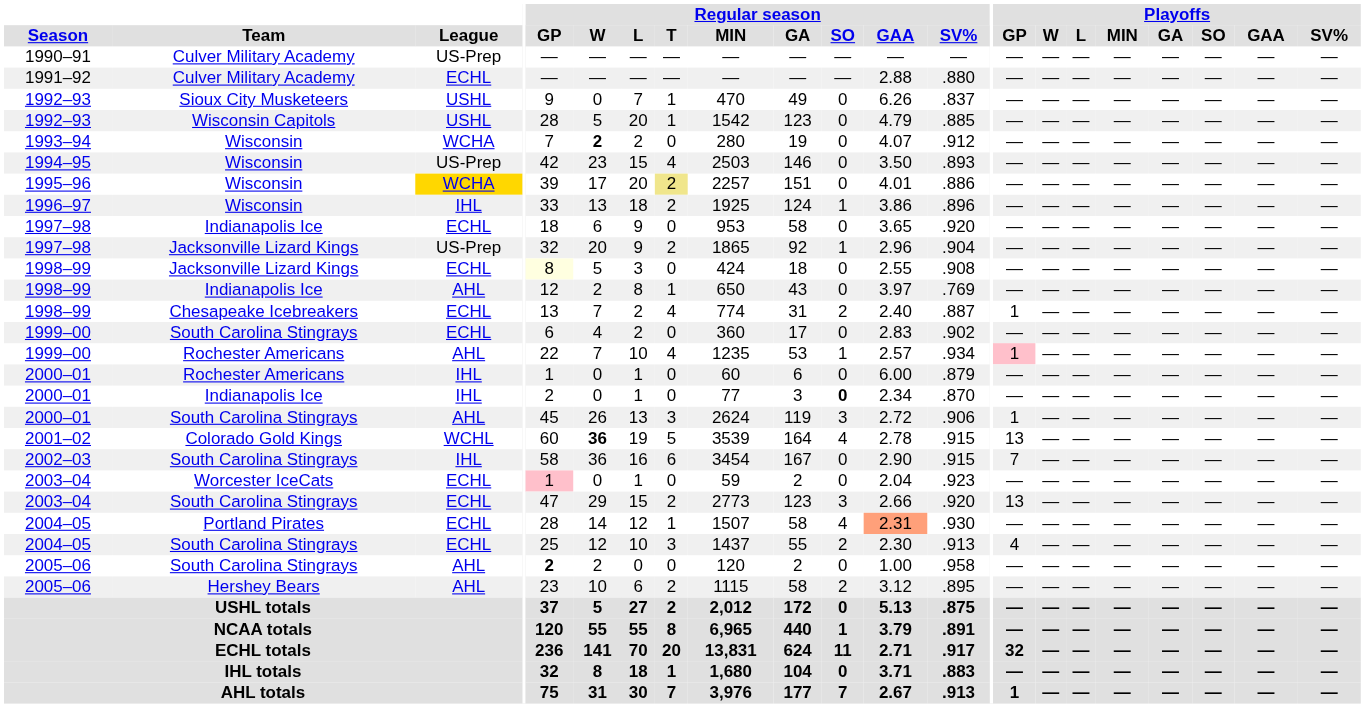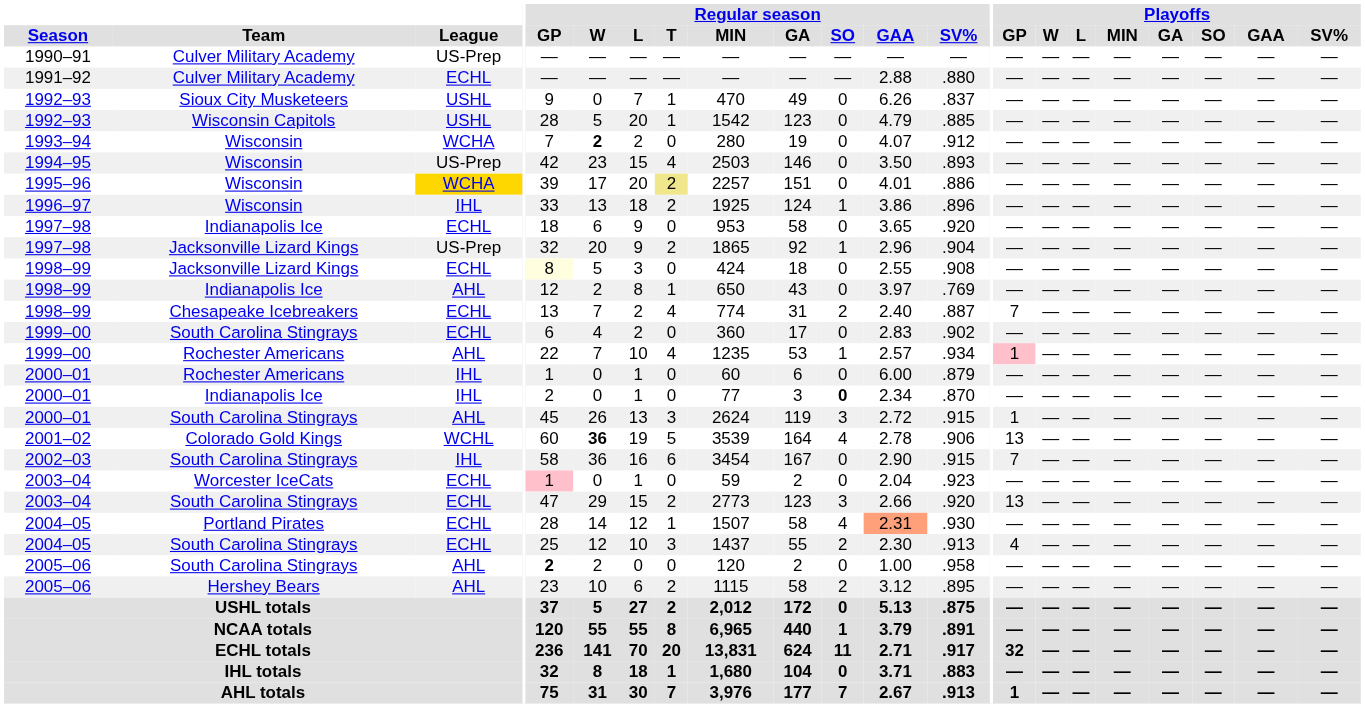(1014, 311) 1 -> (1014, 311) 7
(959, 417) .906 -> (959, 417) .915
(959, 438) .915 -> (959, 438) .906
